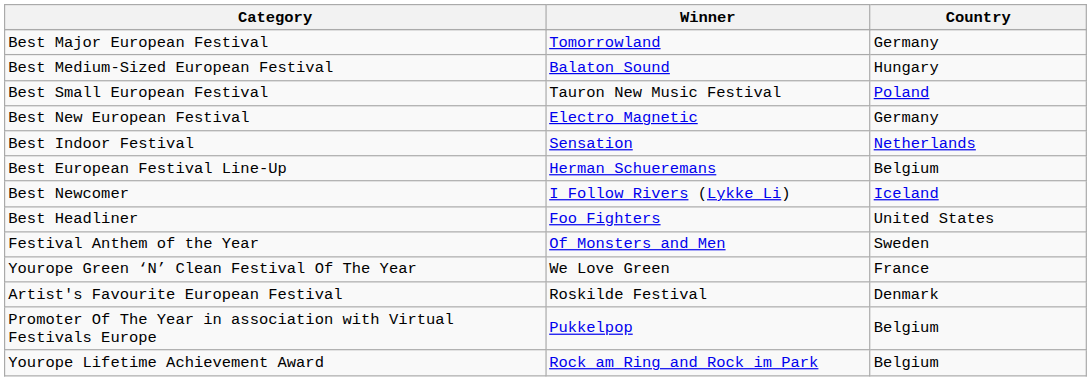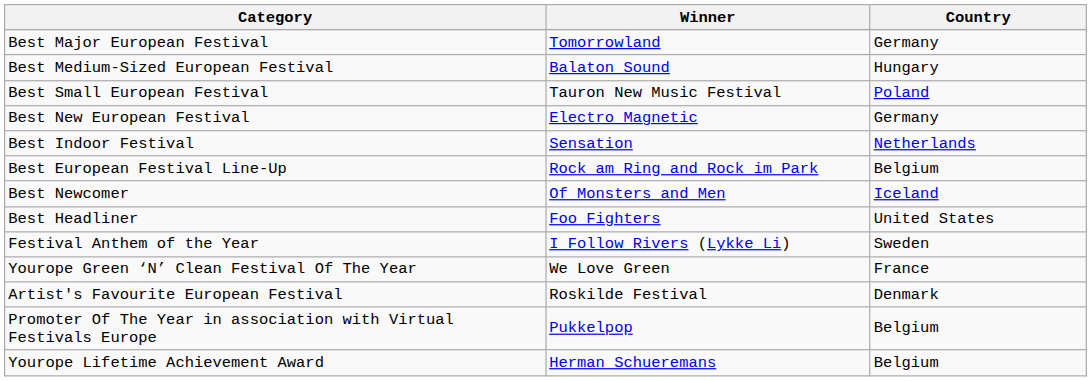(633, 168) Herman Schueremans -> (684, 168) Rock am Ring and Rock im Park
(670, 194) I Follow Rivers (Lykke Li) -> (637, 194) Of Monsters and Men
(637, 244) Of Monsters and Men -> (670, 244) I Follow Rivers (Lykke Li)
(684, 363) Rock am Ring and Rock im Park -> (633, 363) Herman Schueremans
